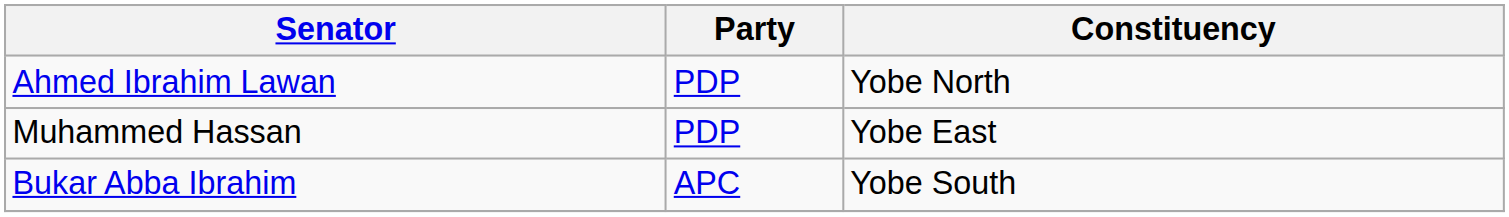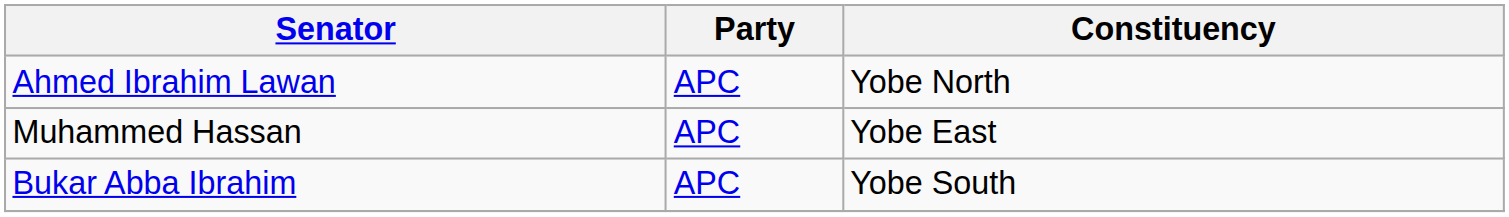(707, 81) PDP -> (707, 81) APC
(707, 132) PDP -> (707, 132) APC
